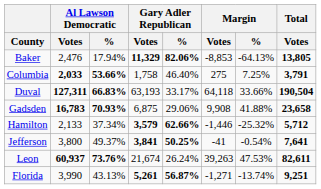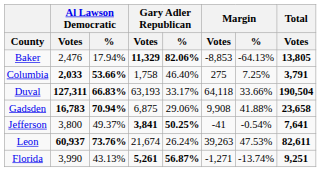(109, 108) 70.93% -> (109, 108) 70.94%
- row: (28, 125)
